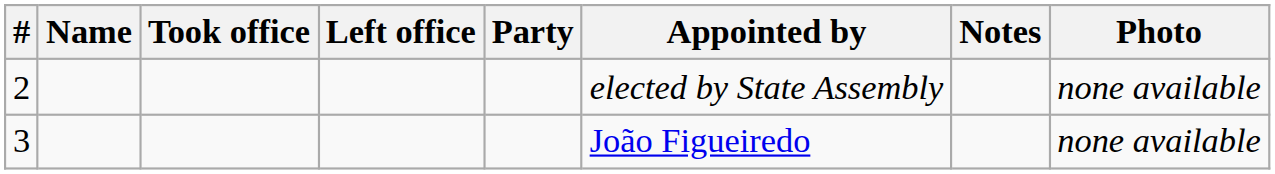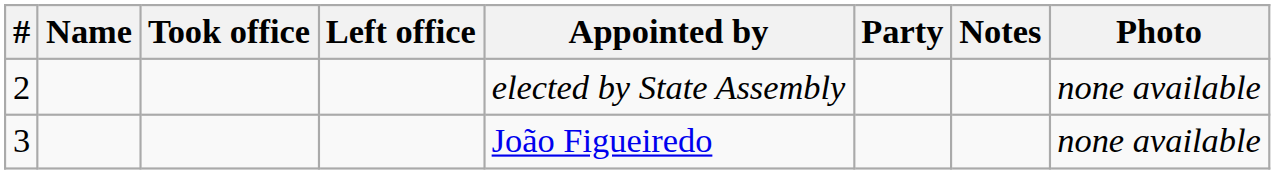columns swapped: (766, 31) <-> (533, 31)
